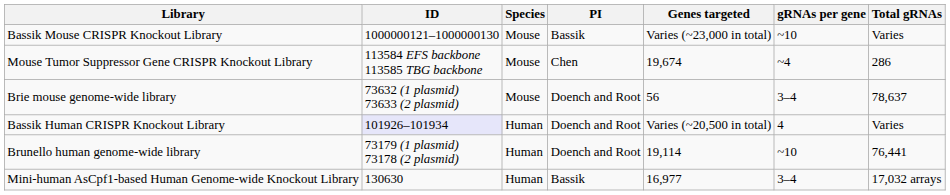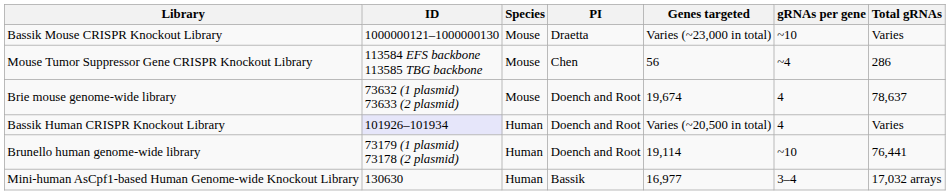(568, 34) Bassik -> (570, 34) Draetta
(664, 62) 19,674 -> (653, 62) 56
(653, 97) 56 -> (664, 97) 19,674
(787, 97) 3–4 -> (780, 97) 4
